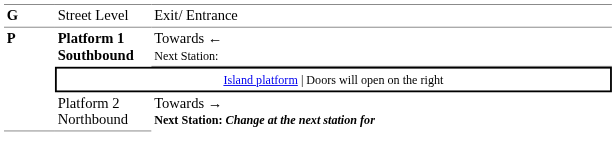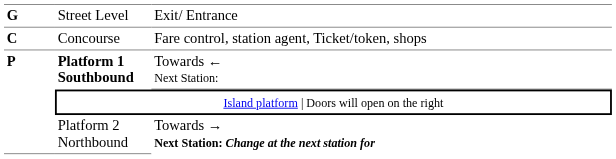+ row: (89, 38)
